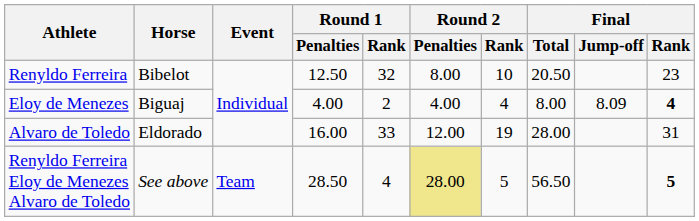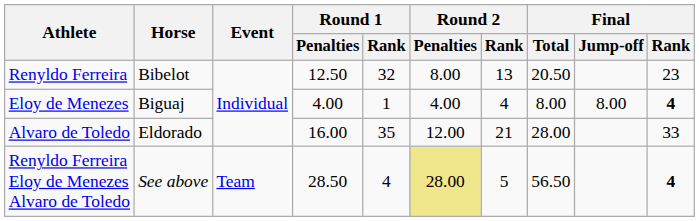(504, 75) 10 -> (504, 75) 13
(386, 103) 2 -> (386, 103) 1
(611, 103) 8.09 -> (611, 103) 8.00
(386, 132) 33 -> (386, 132) 35
(504, 132) 19 -> (504, 132) 21
(671, 132) 31 -> (671, 132) 33
(671, 181) 5 -> (671, 181) 4
